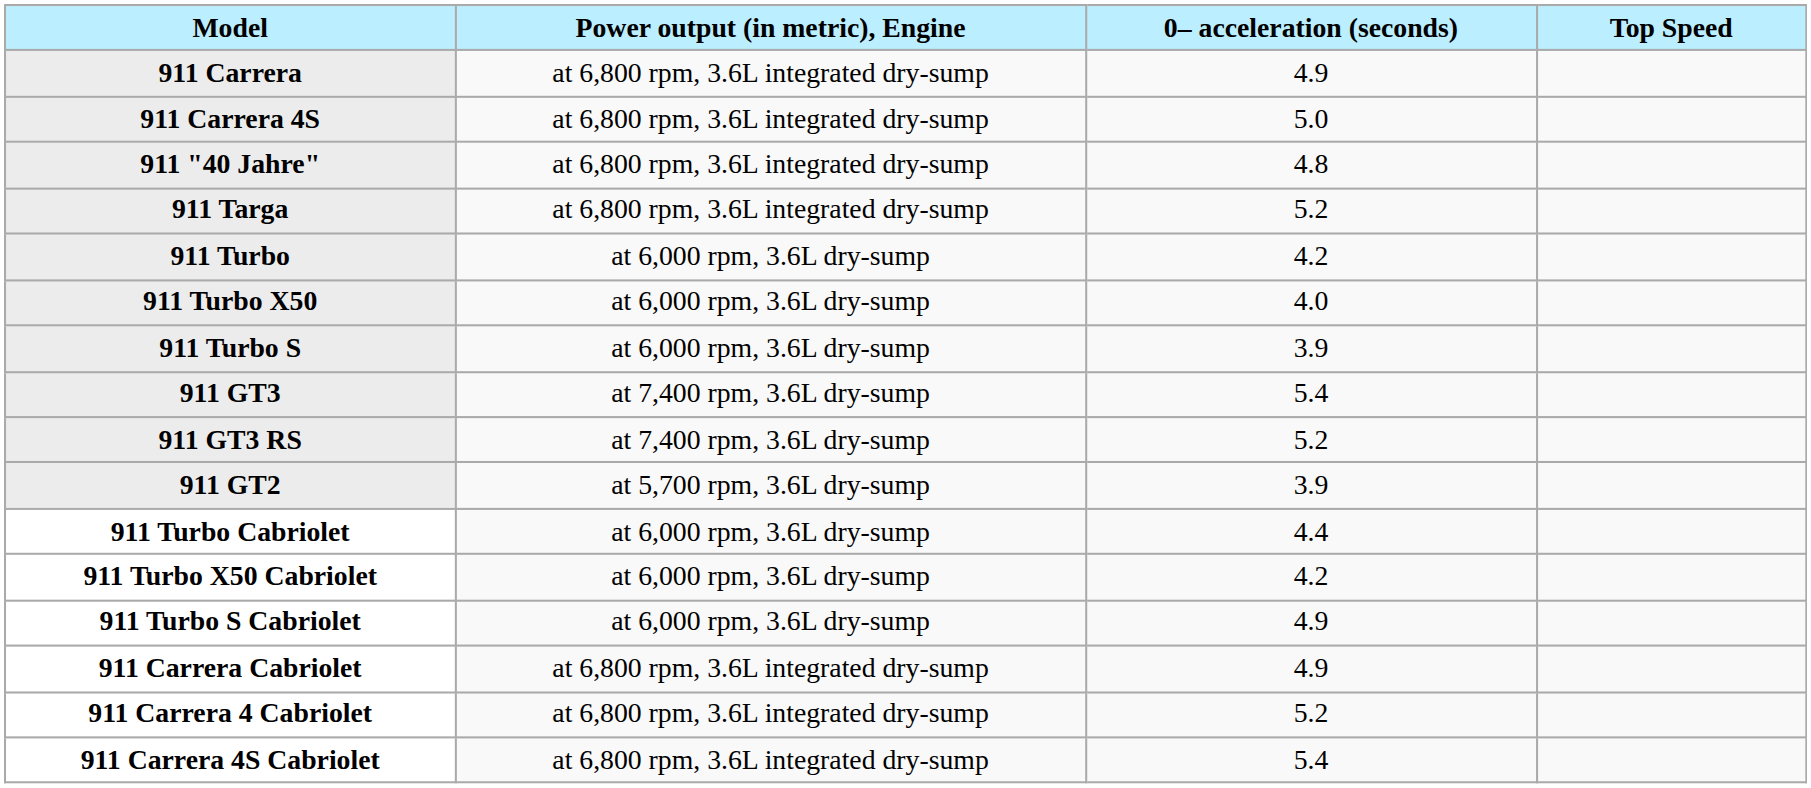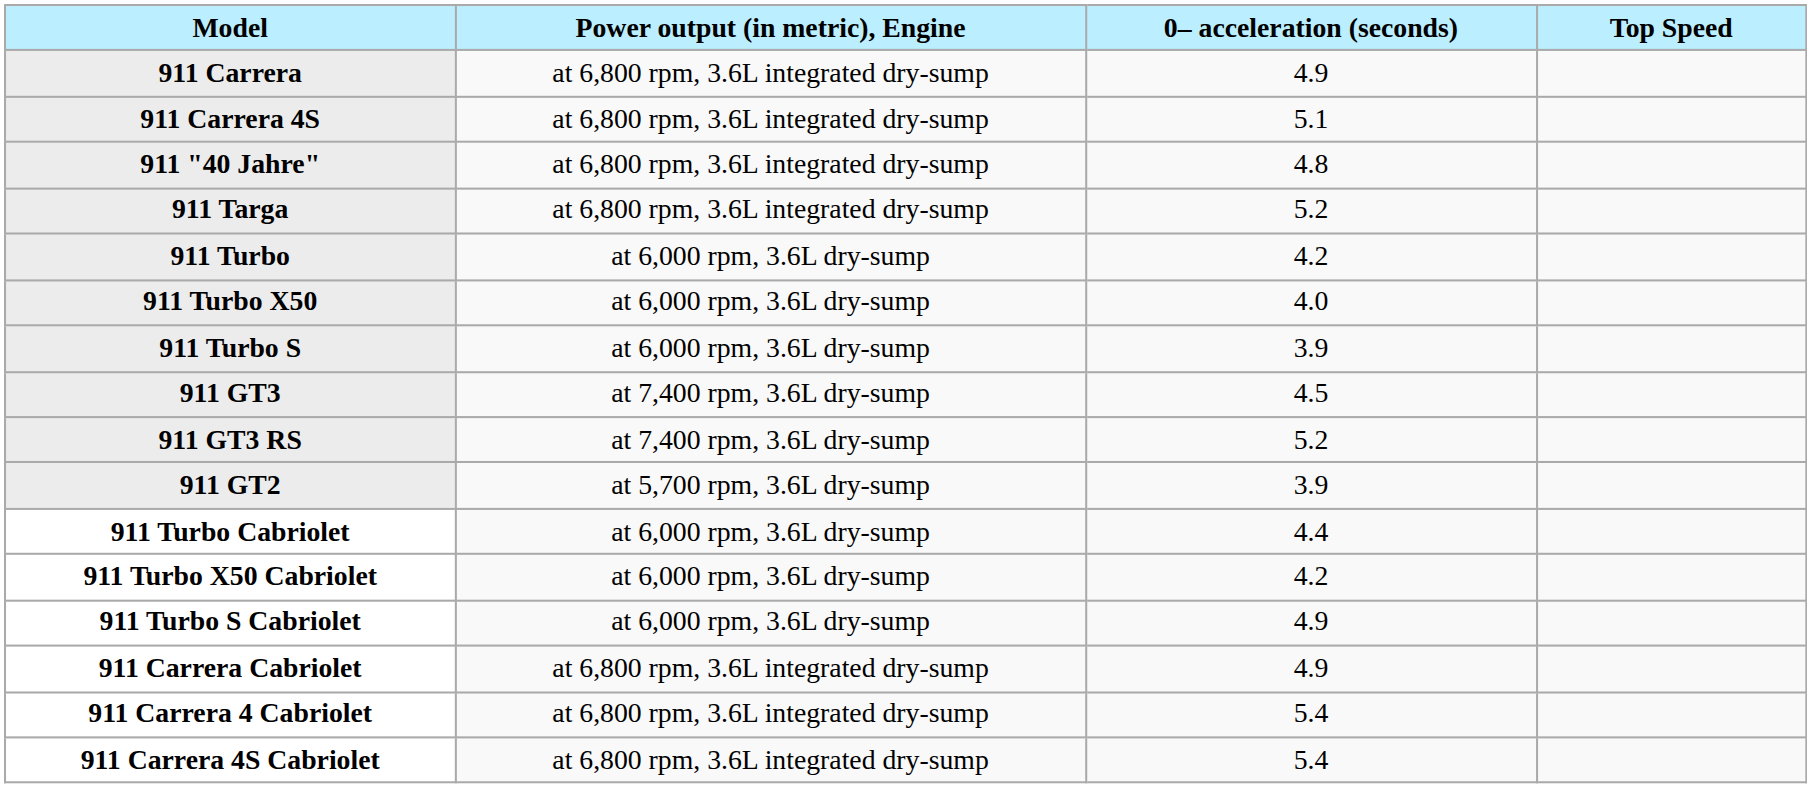(1311, 118) 5.0 -> (1311, 118) 5.1
(1311, 393) 5.4 -> (1311, 393) 4.5
(1311, 713) 5.2 -> (1311, 713) 5.4
